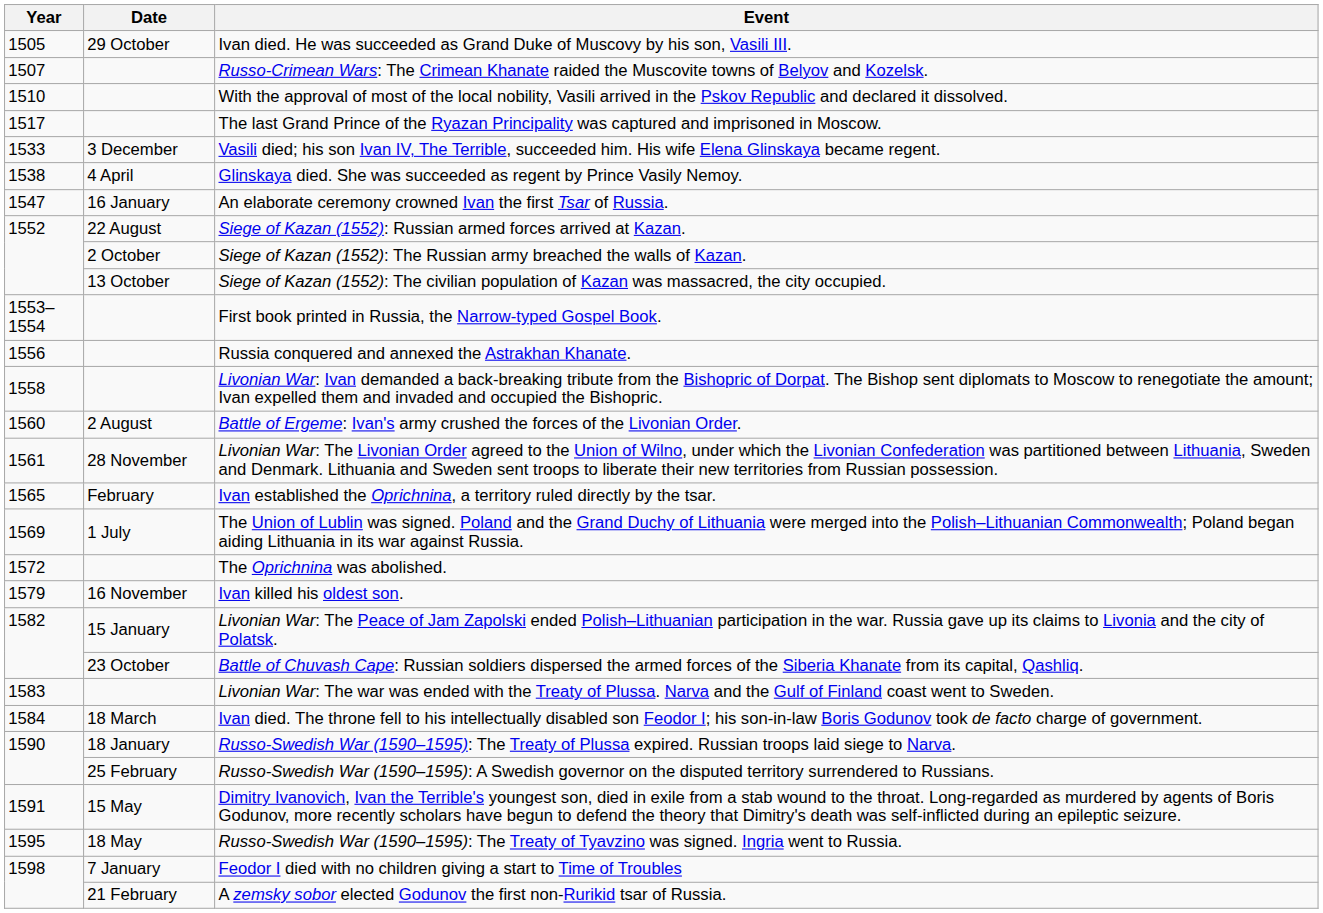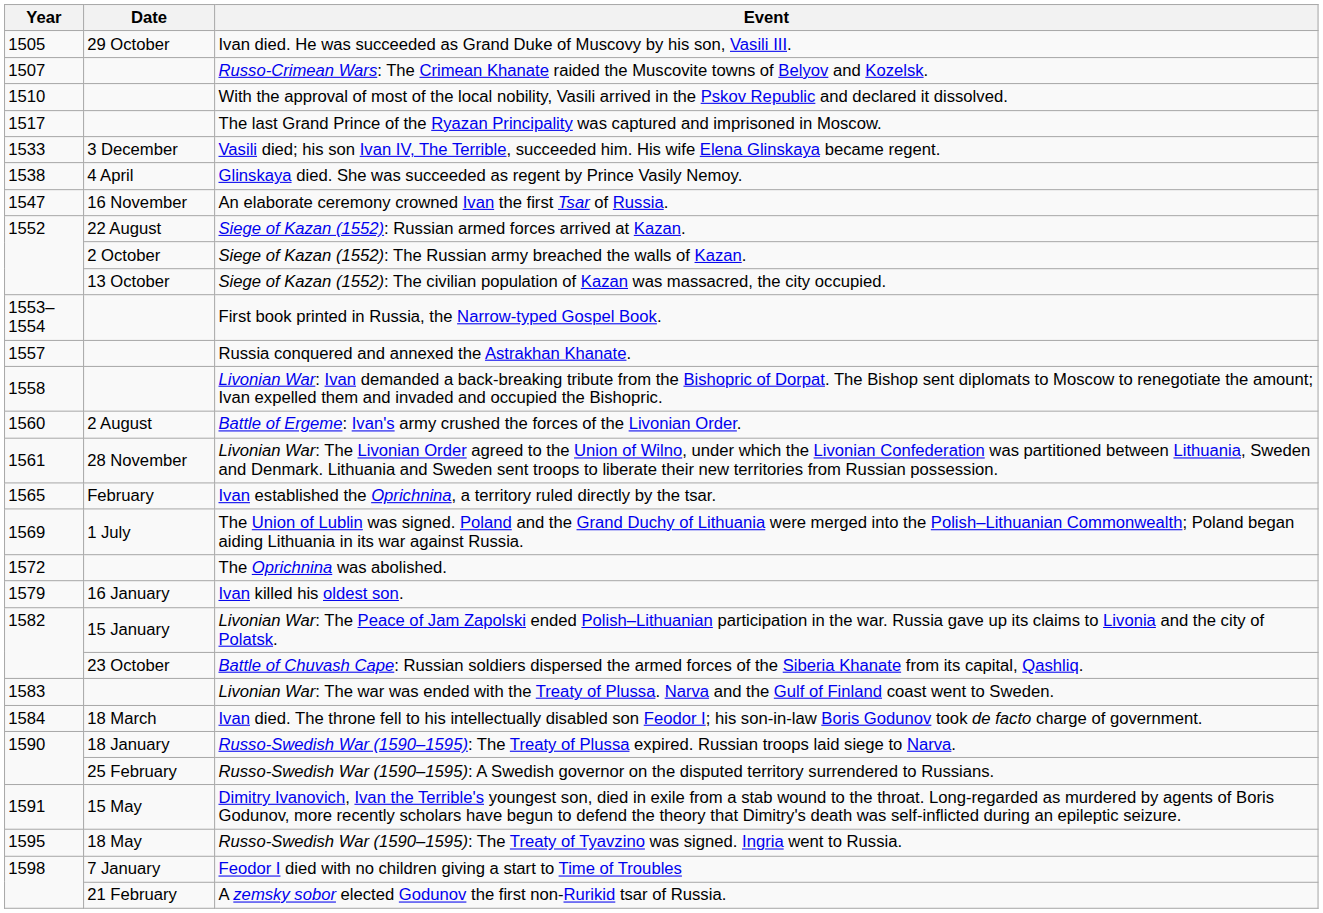(128, 202) 16 January -> (137, 202) 16 November
(27, 353) 1556 -> (27, 353) 1557
(137, 593) 16 November -> (128, 593) 16 January
